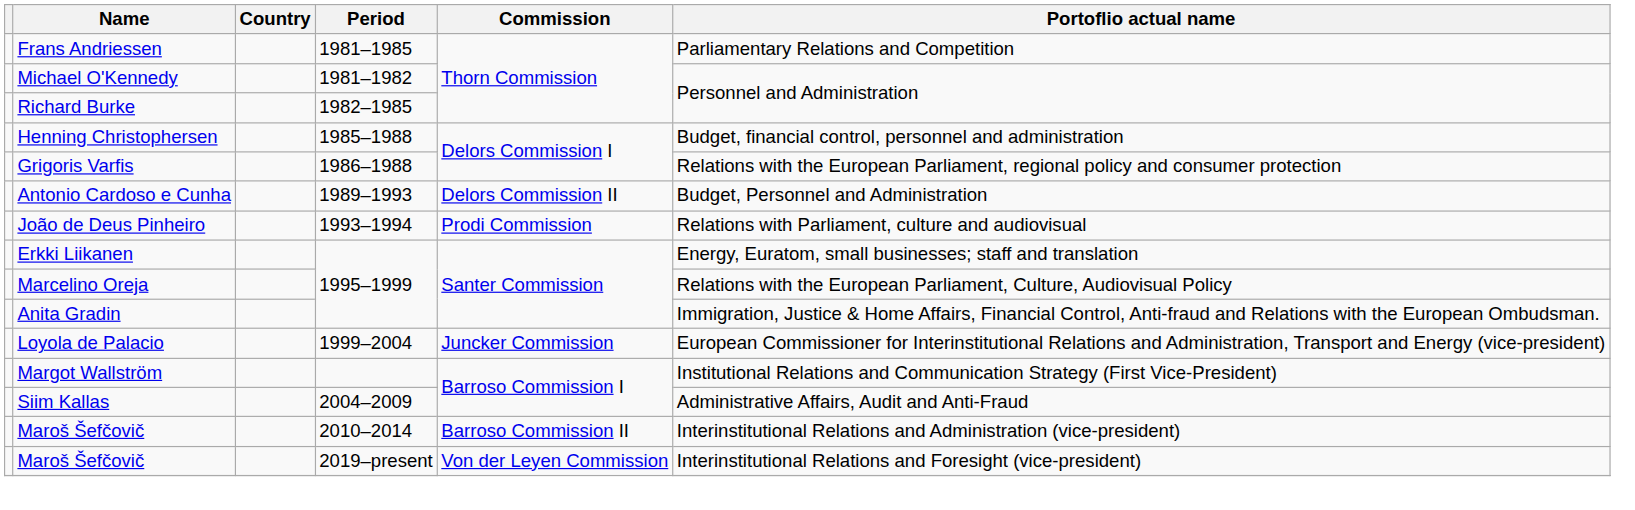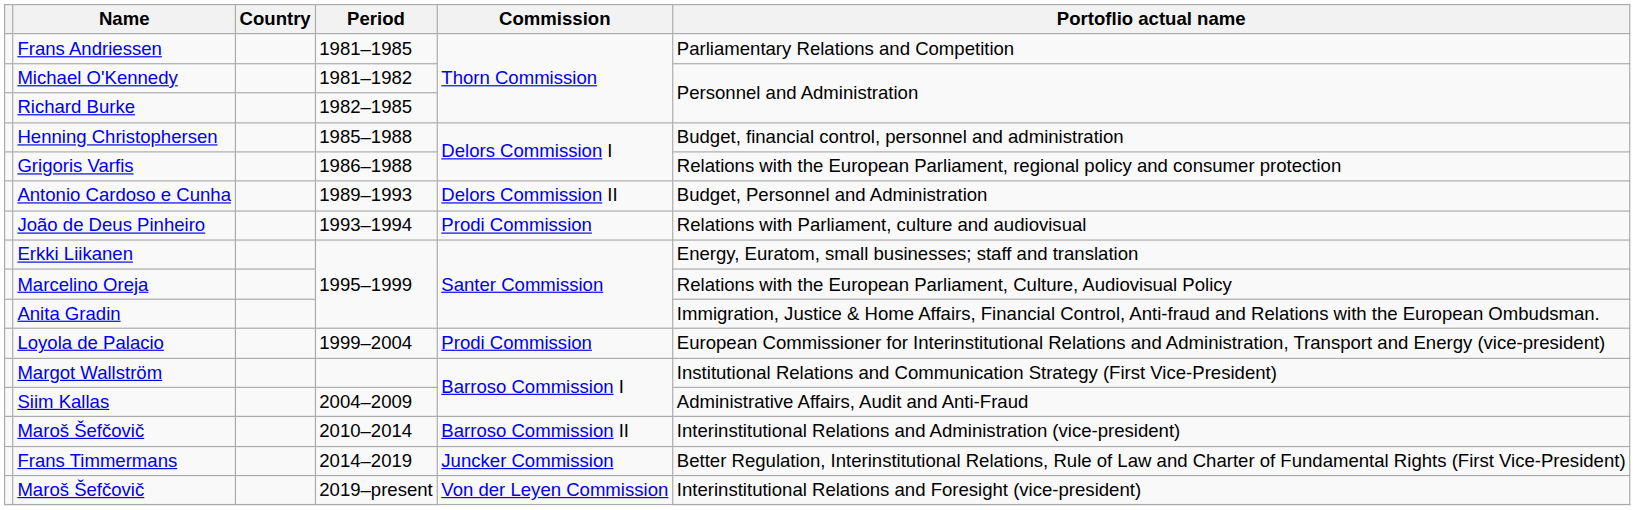(527, 343) Juncker Commission -> (517, 343) Prodi Commission
+ row: (97, 460)
